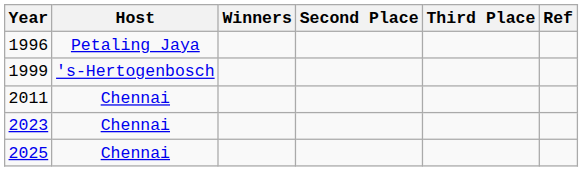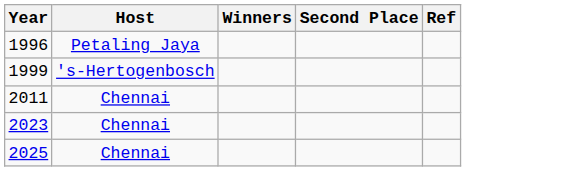- column: (481, 18)
